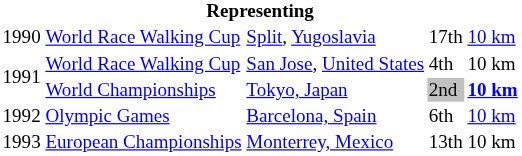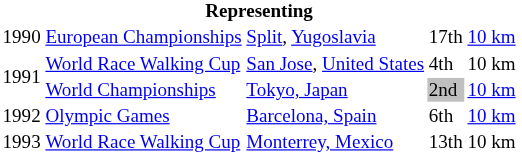(143, 37) World Race Walking Cup -> (144, 37) European Championships
(493, 89) bold -> (492, 89) normal
(144, 142) European Championships -> (143, 142) World Race Walking Cup
